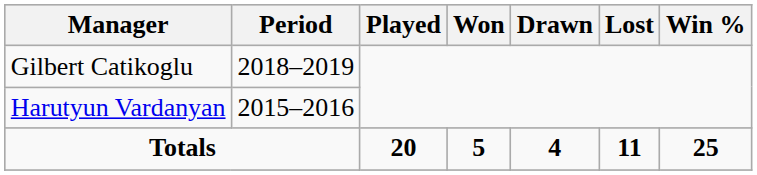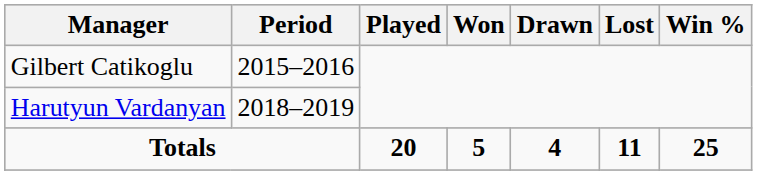(296, 66) 2018–2019 -> (296, 66) 2015–2016
(296, 107) 2015–2016 -> (296, 107) 2018–2019
